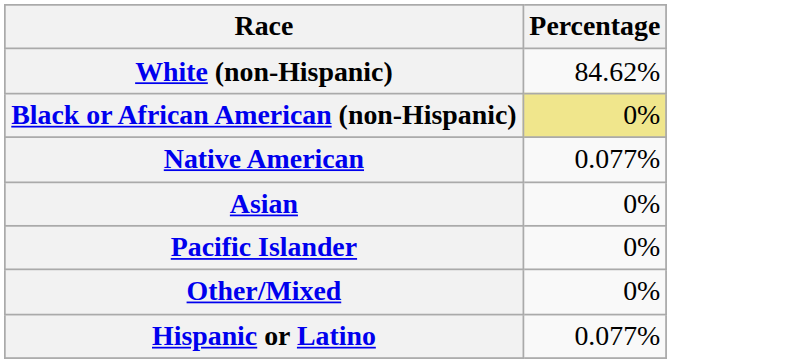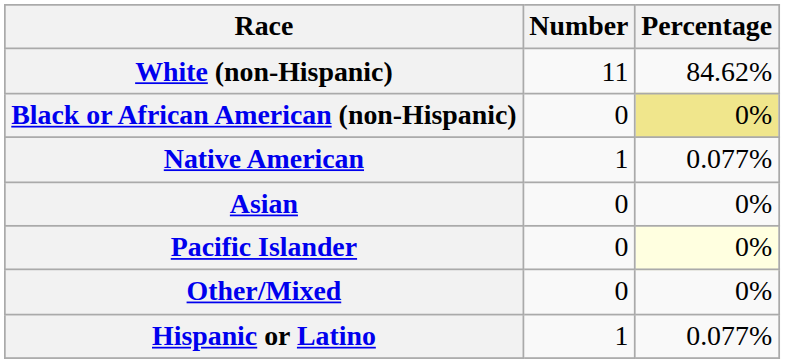+ column: (579, 26)
(642, 247) no background -> (754, 247) lightyellow background
